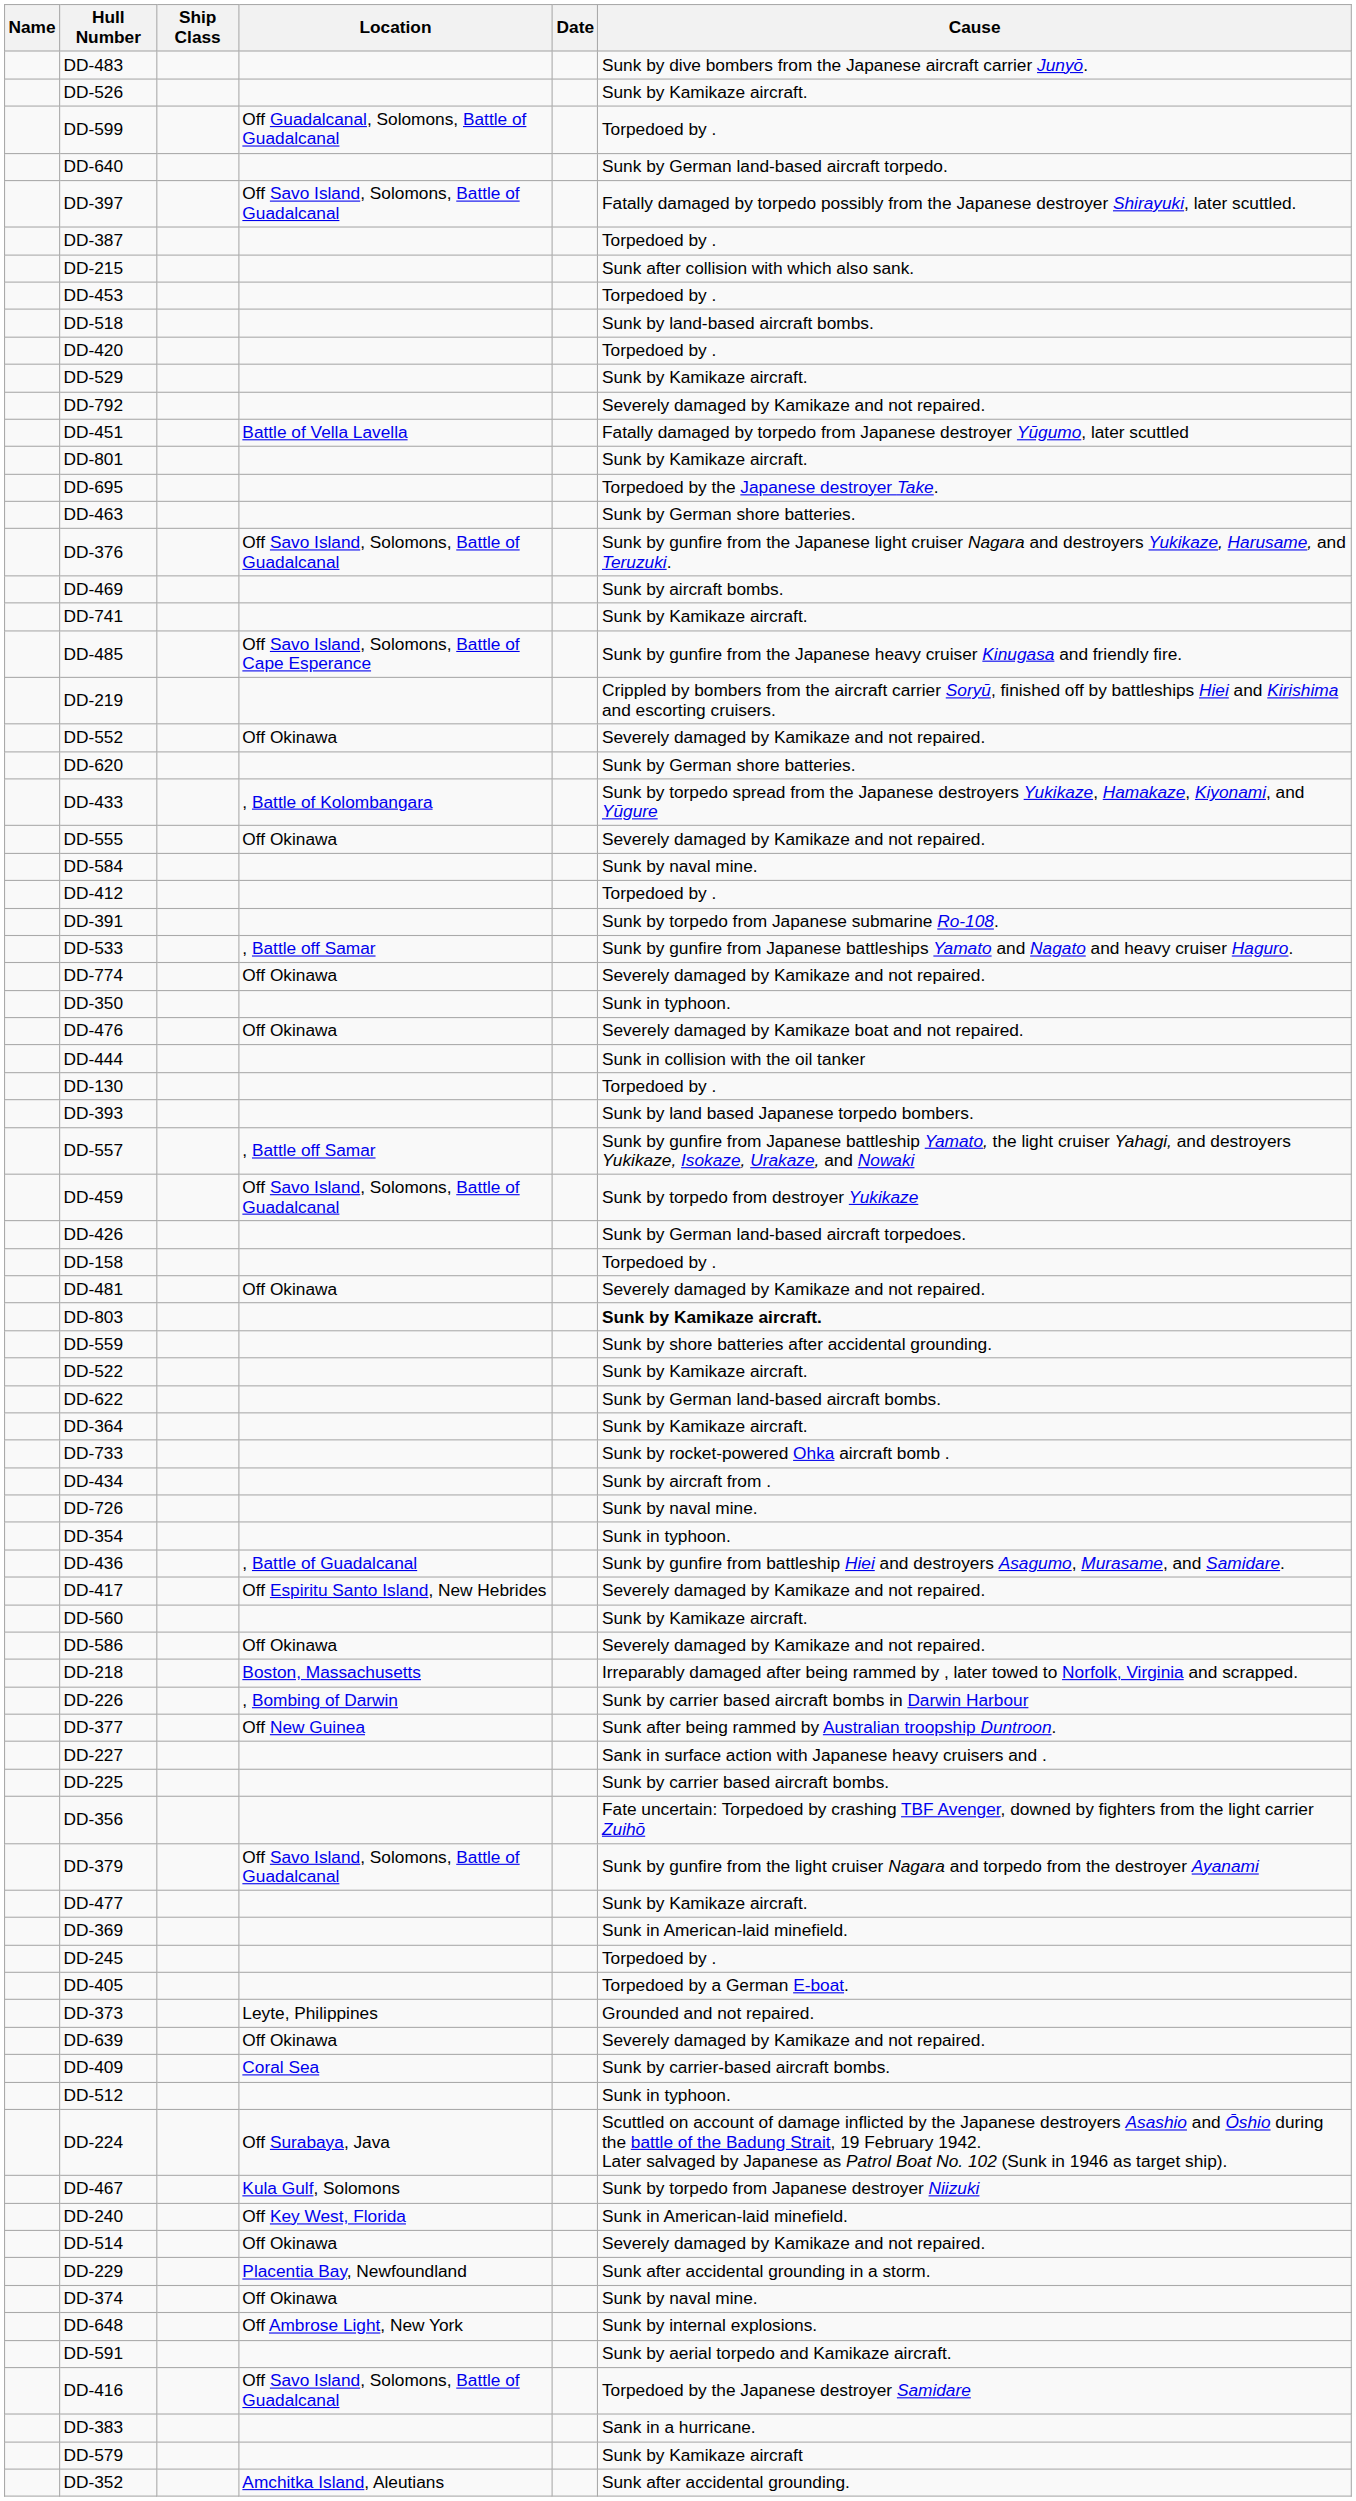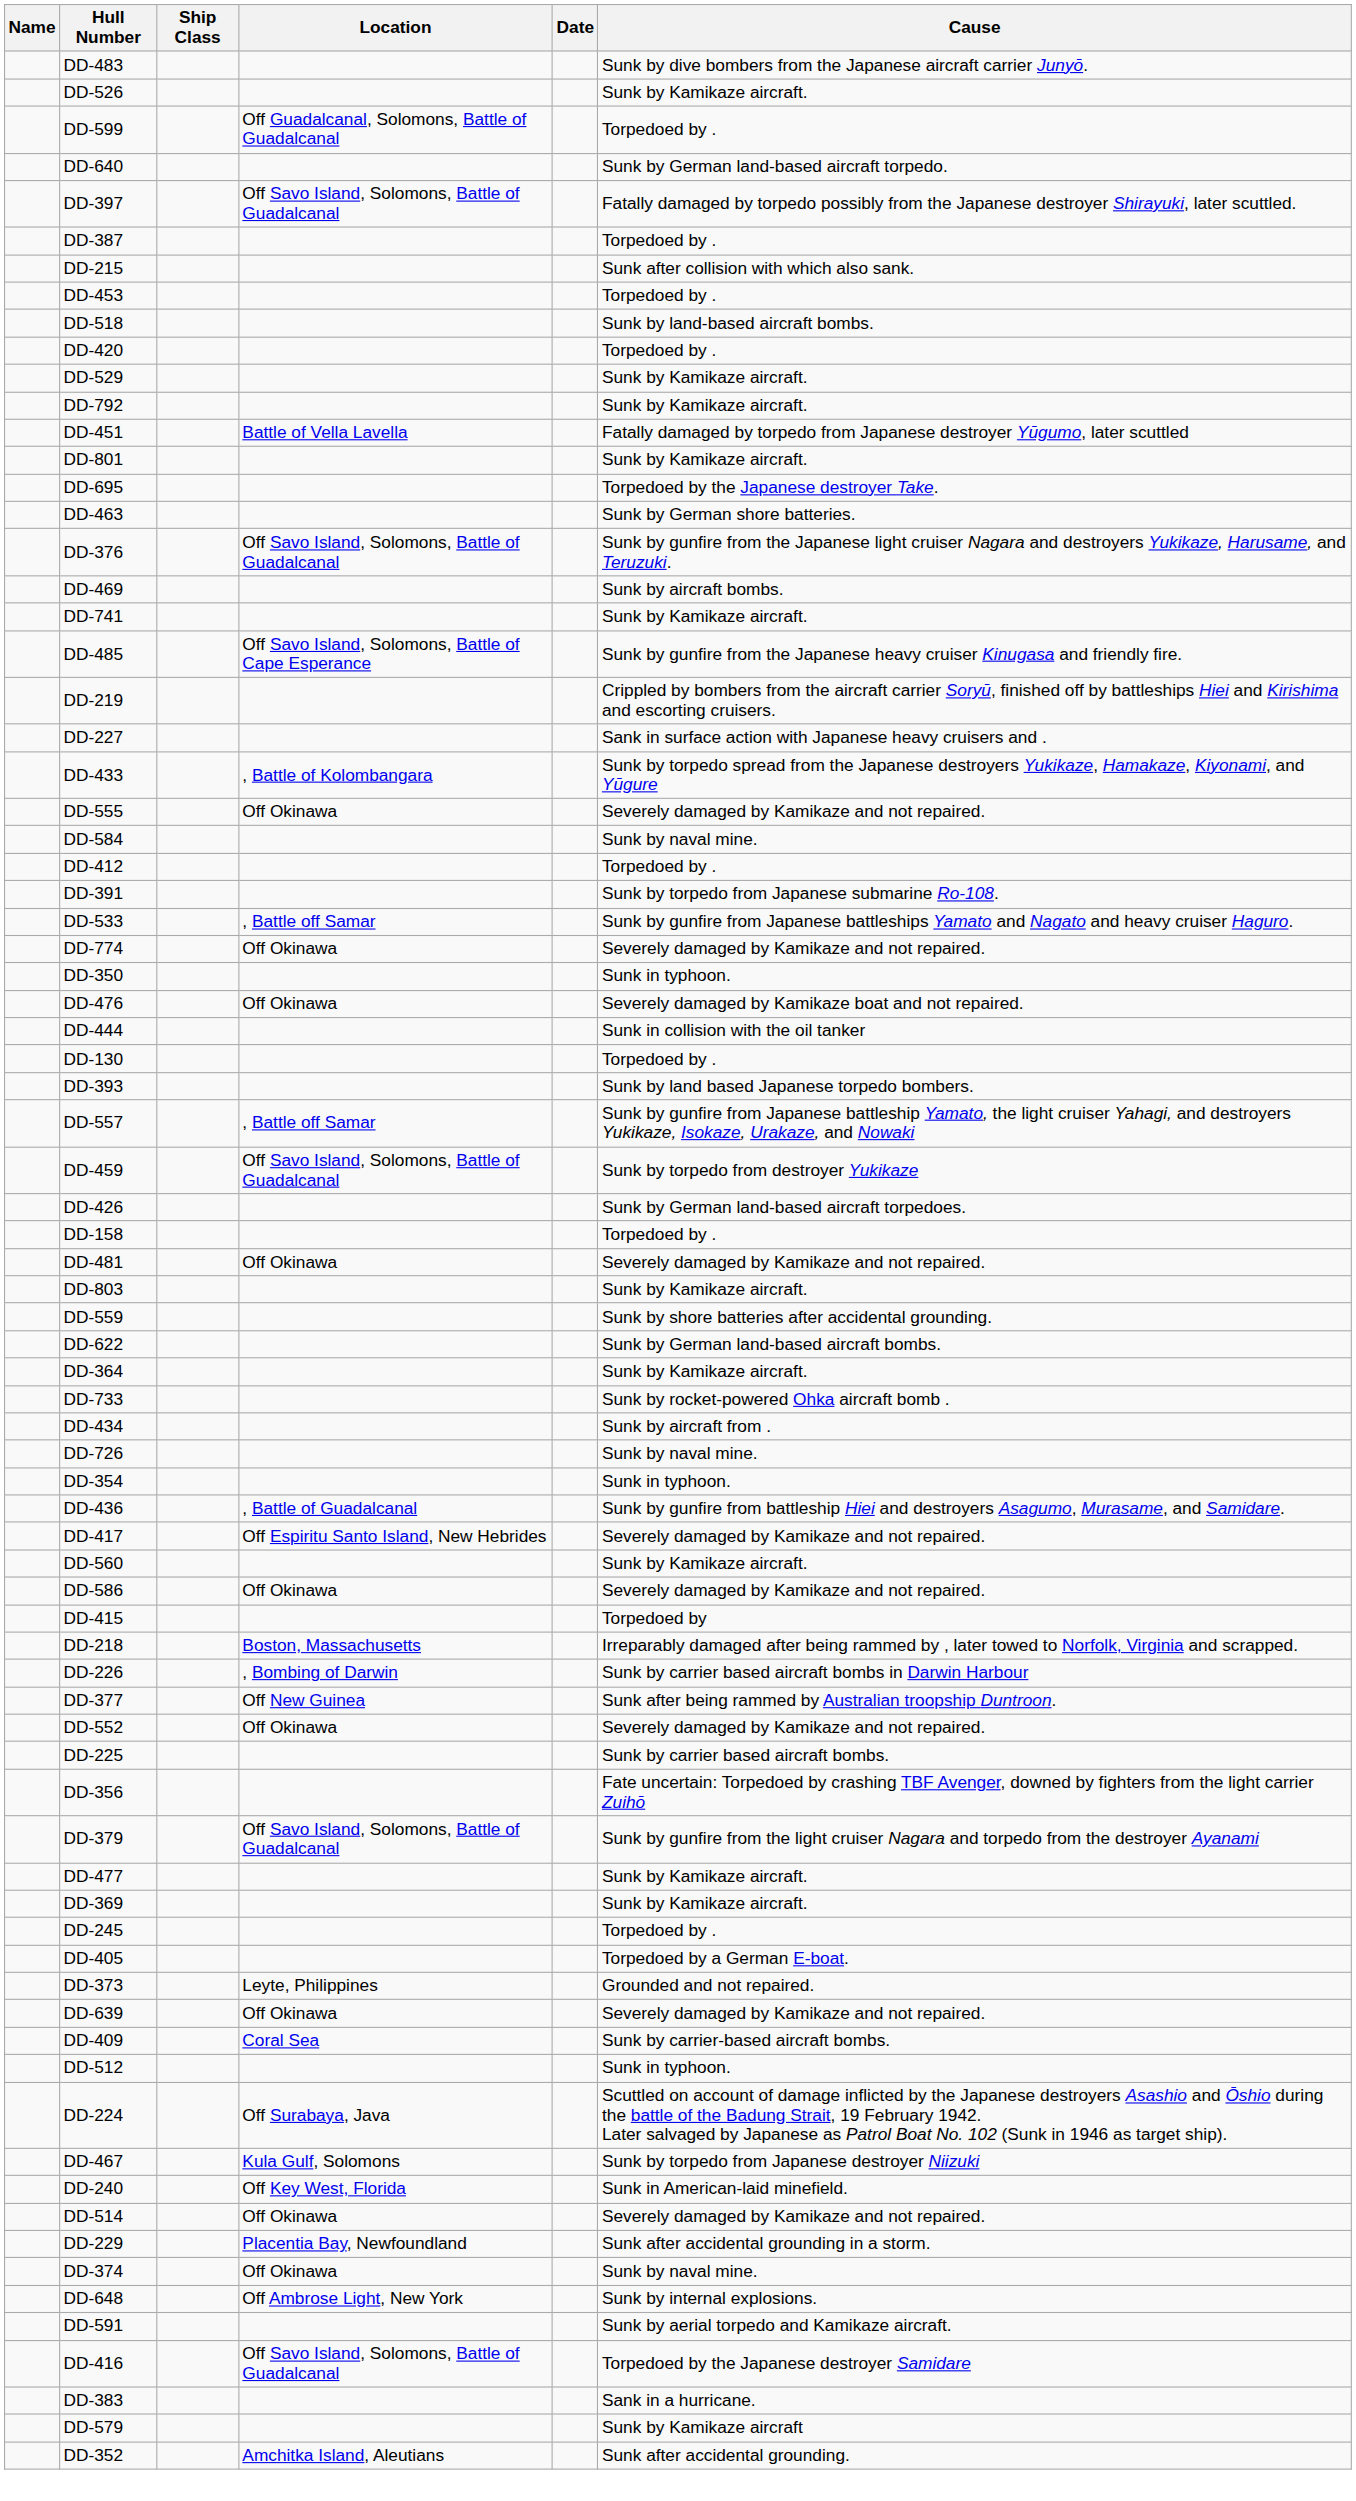(794, 405) Severely damaged by Kamikaze and not repaired. -> (705, 405) Sunk by Kamikaze aircraft.
rows swapped: (93, 737) <-> (93, 1755)
- row: (93, 765)
(712, 1316) bold -> (705, 1289) normal
- row: (93, 1371)
+ row: (93, 1618)
(725, 1931) Sunk in American-laid minefield. -> (705, 1903) Sunk by Kamikaze aircraft.
